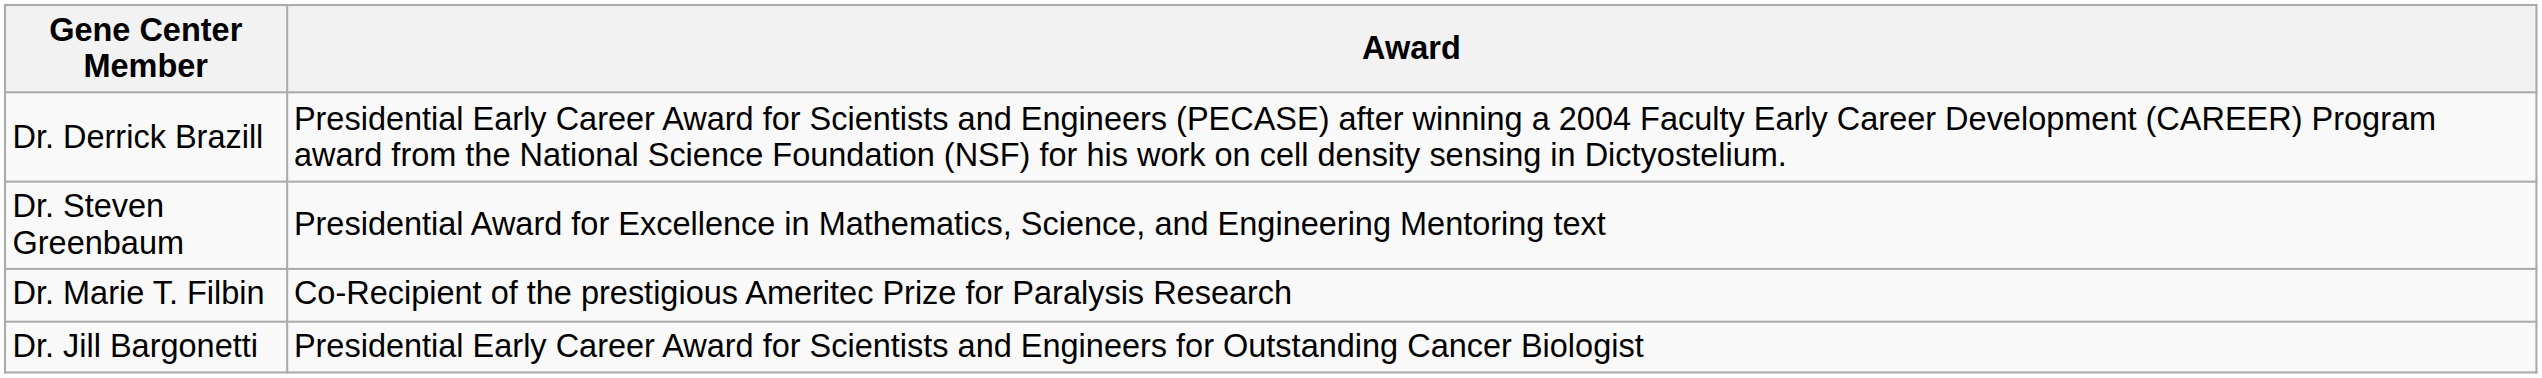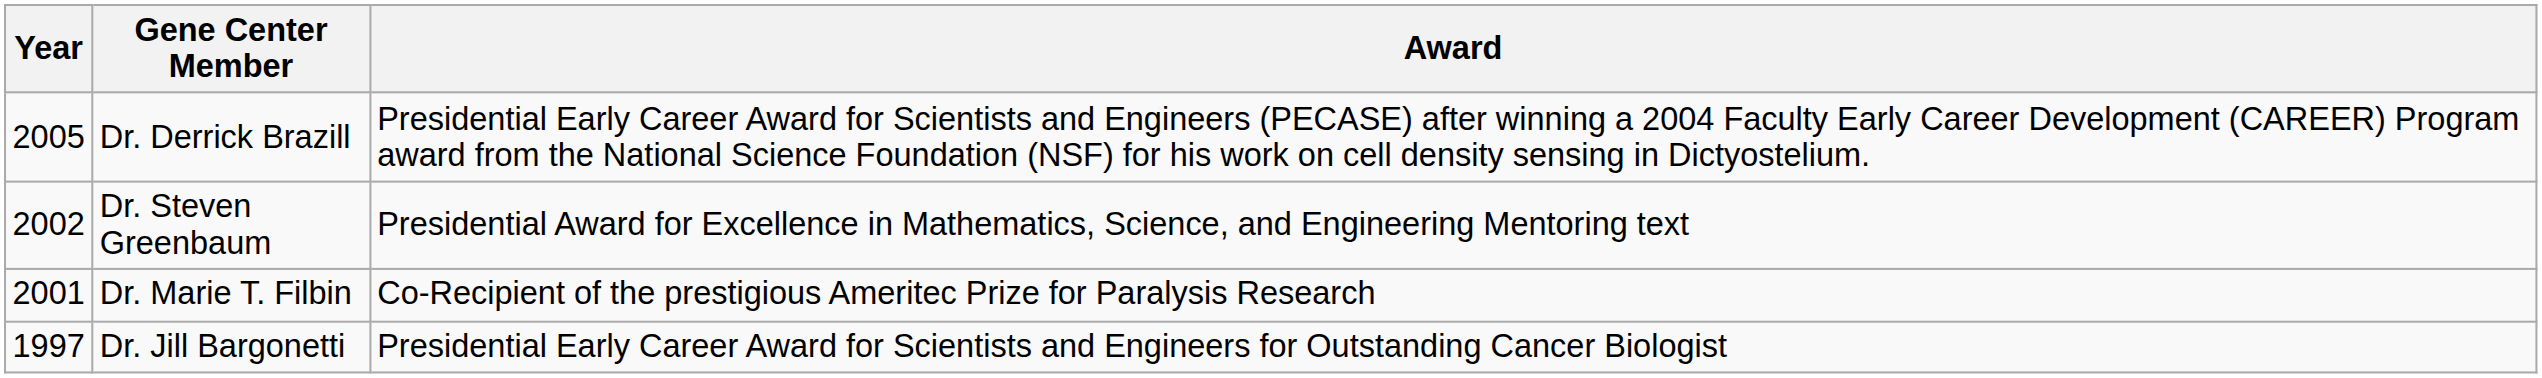+ column: (49, 48)
